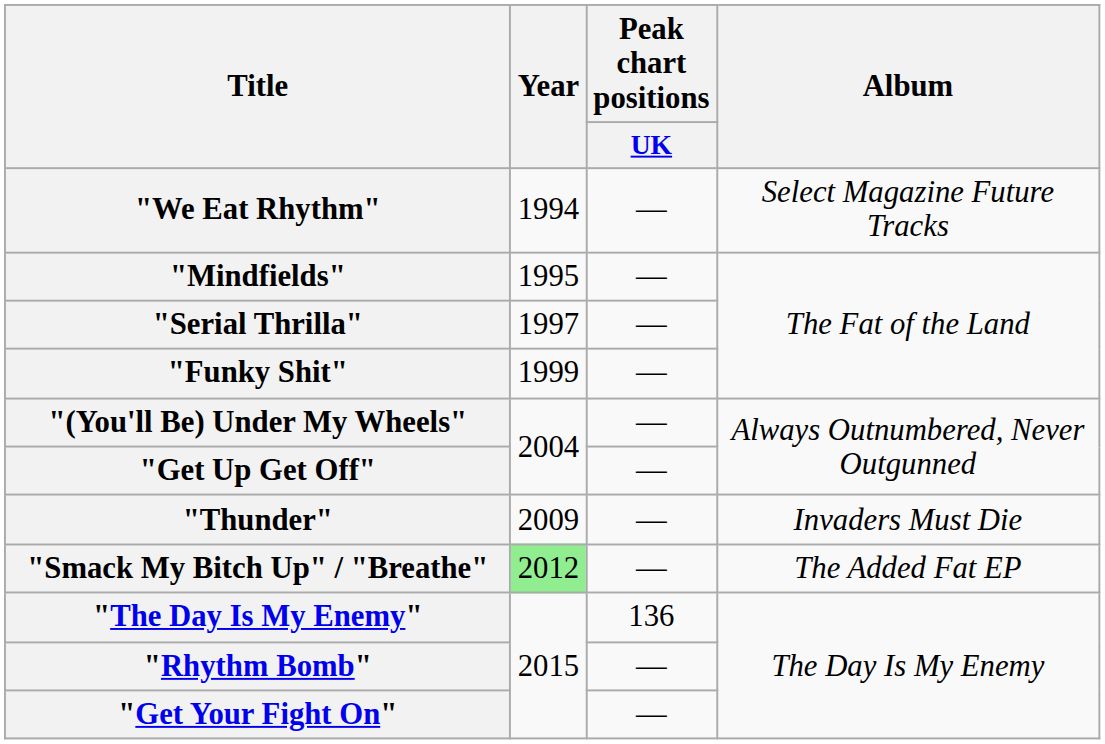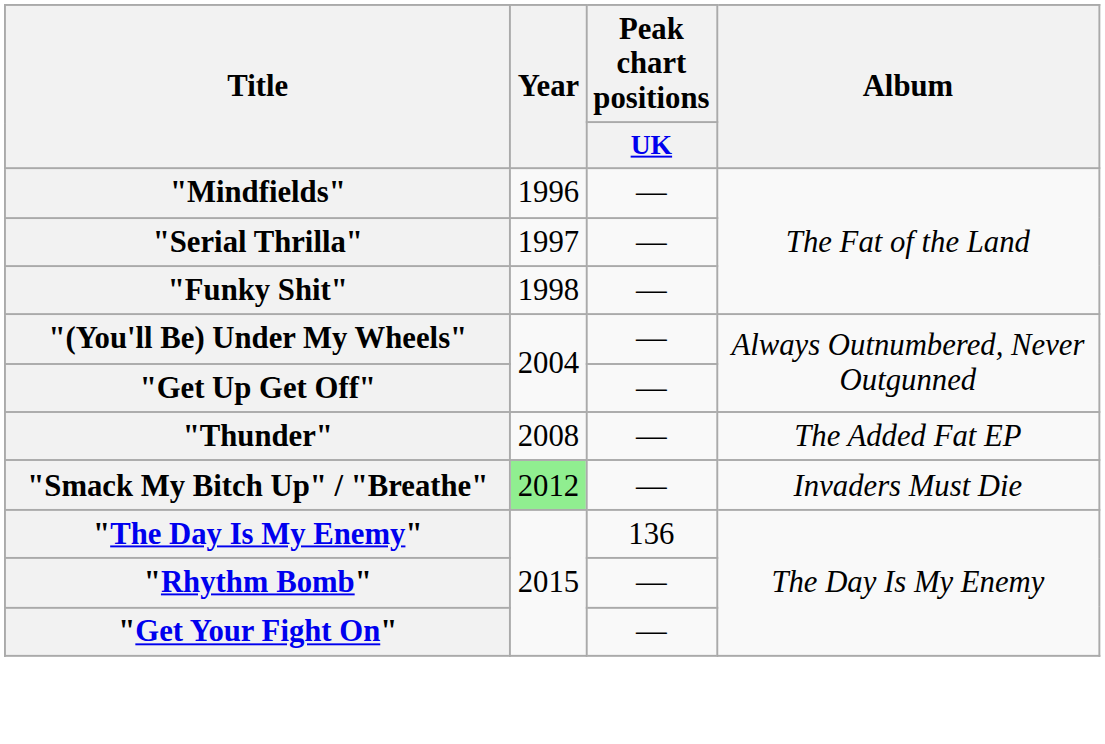- row: (258, 209)
(548, 275) 1995 -> (548, 192) 1996
(548, 373) 1999 -> (548, 289) 1998
(548, 519) 2009 -> (548, 435) 2008
(908, 519) Invaders Must Die -> (908, 435) The Added Fat EP
(908, 567) The Added Fat EP -> (908, 484) Invaders Must Die
